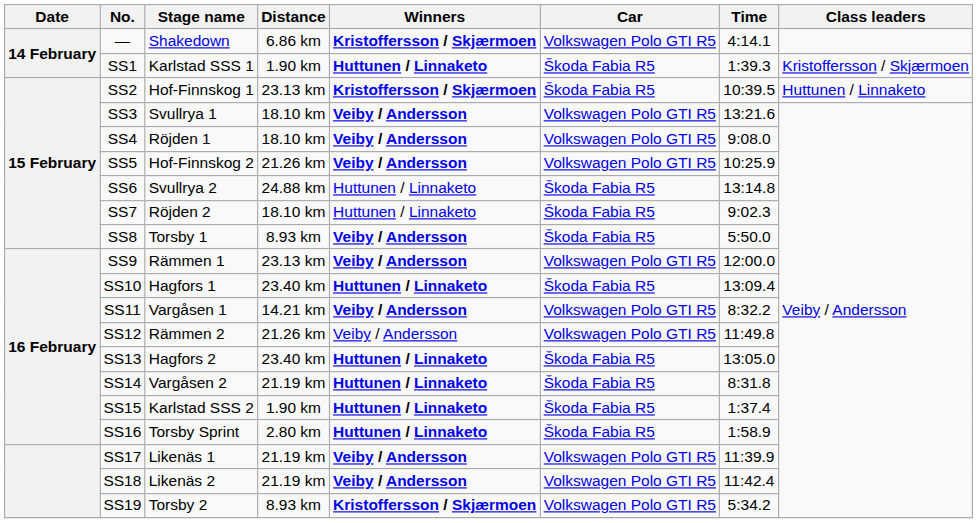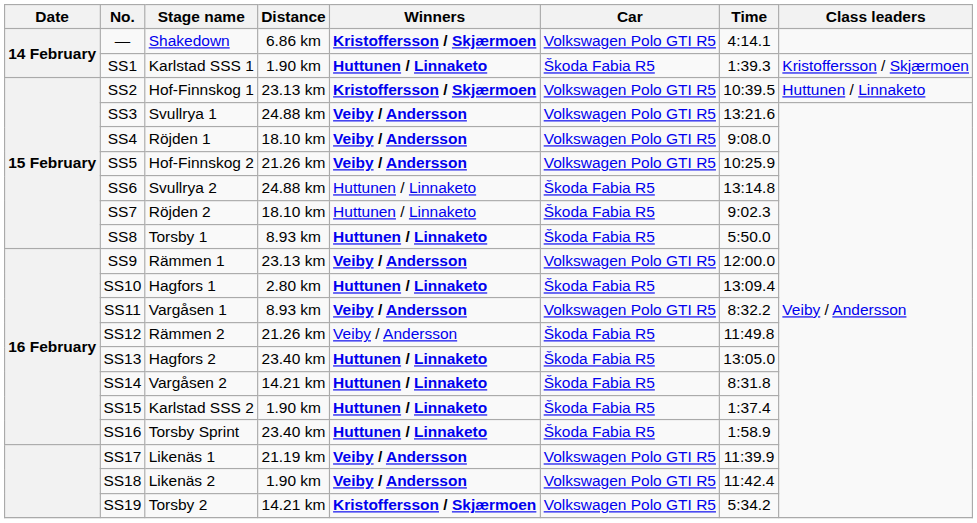(599, 90) Škoda Fabia R5 -> (630, 90) Volkswagen Polo GTI R5
(293, 114) 18.10 km -> (293, 114) 24.88 km
(400, 236) Veiby / Andersson -> (410, 236) Huttunen / Linnaketo
(293, 285) 23.40 km -> (293, 285) 2.80 km
(293, 310) 14.21 km -> (293, 310) 8.93 km
(630, 334) Volkswagen Polo GTI R5 -> (599, 334) Škoda Fabia R5
(293, 383) 21.19 km -> (293, 383) 14.21 km
(293, 432) 2.80 km -> (293, 432) 23.40 km
(293, 481) 21.19 km -> (293, 481) 1.90 km
(293, 505) 8.93 km -> (293, 505) 14.21 km
